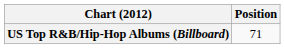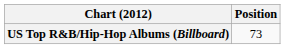(256, 33) 71 -> (256, 33) 73
